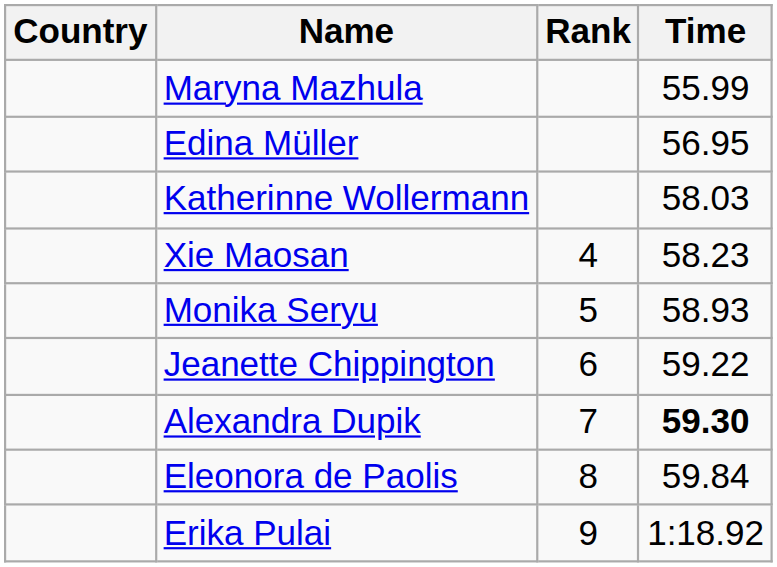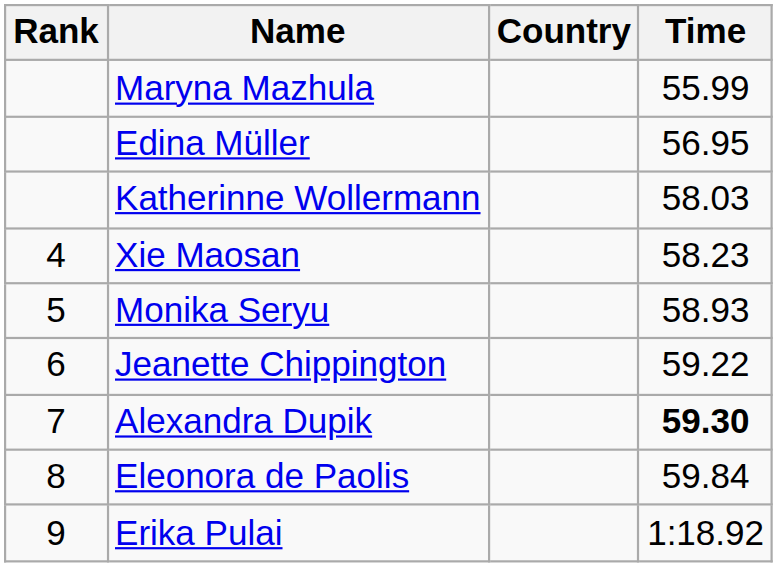columns swapped: (588, 32) <-> (80, 32)
